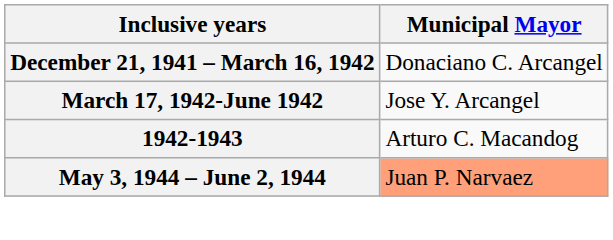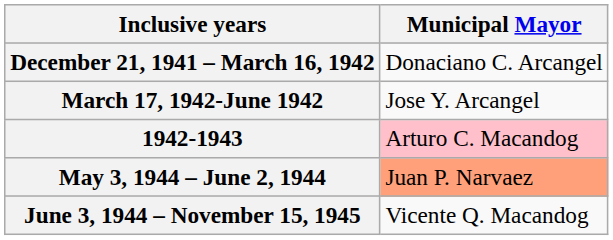(482, 138) no background -> (482, 138) pink background
+ row: (192, 215)
